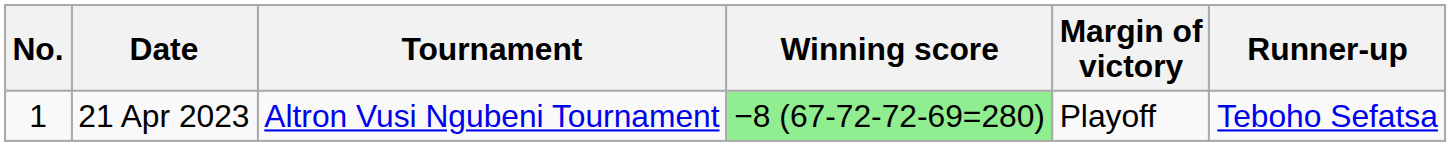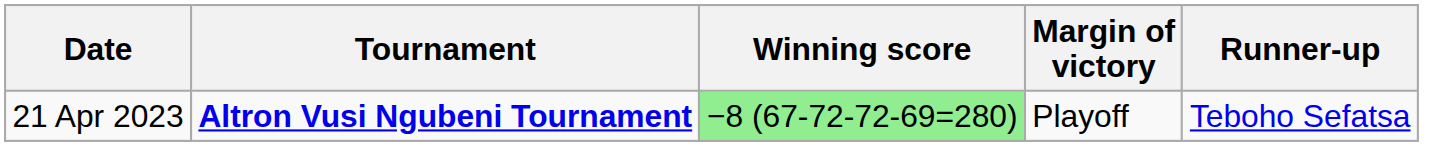- column: (38, 48)
(492, 116) normal -> (445, 116) bold
